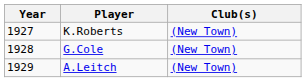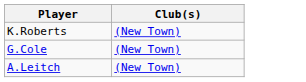- column: (33, 13)
